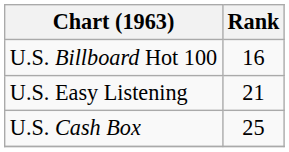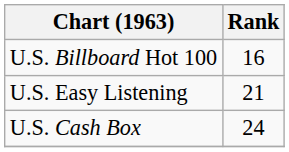(253, 127) 25 -> (253, 127) 24
